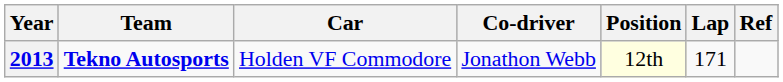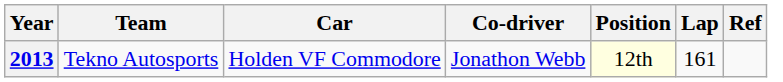(146, 58) bold -> (141, 58) normal
(710, 58) 171 -> (700, 58) 161
